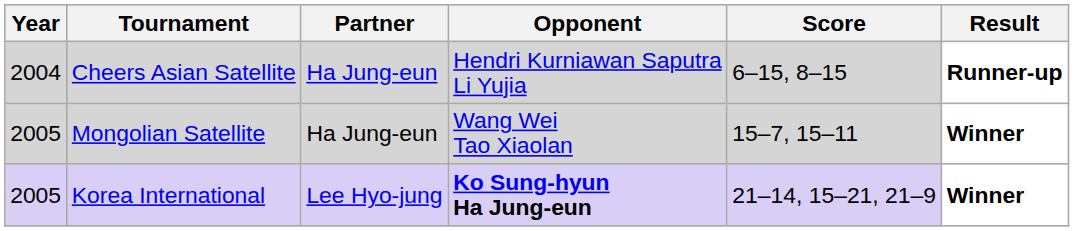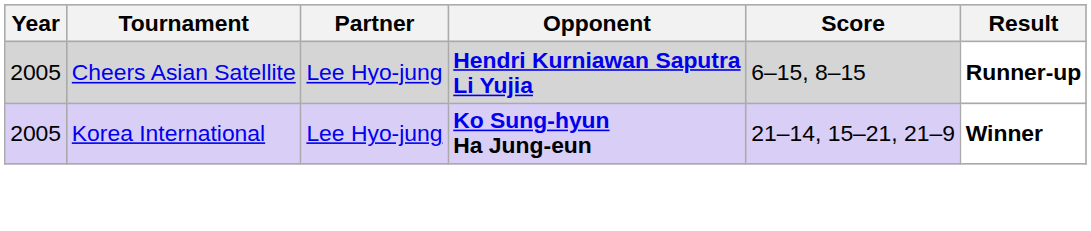(36, 72) 2004 -> (36, 72) 2005
(372, 72) Ha Jung-eun -> (374, 72) Lee Hyo-jung
(587, 72) normal -> (597, 72) bold
- row: (168, 134)
